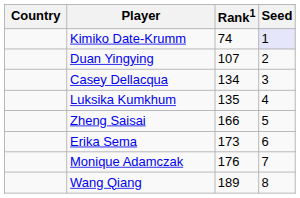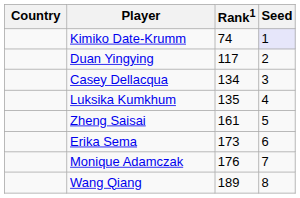(229, 59) 107 -> (228, 59) 117
(229, 121) 166 -> (229, 121) 161
